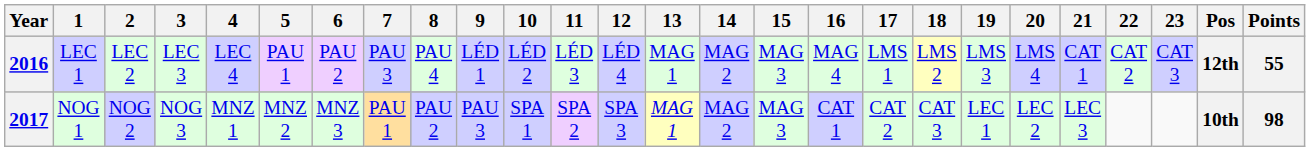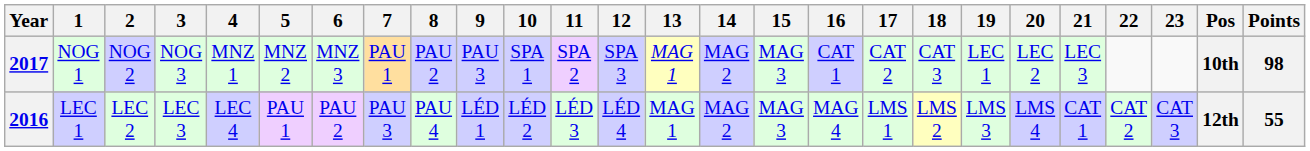rows swapped: (29, 63) <-> (29, 118)
